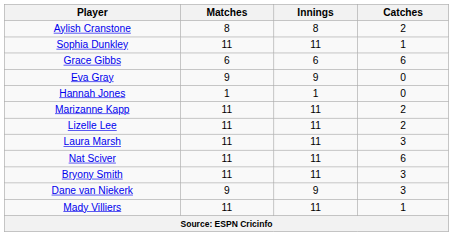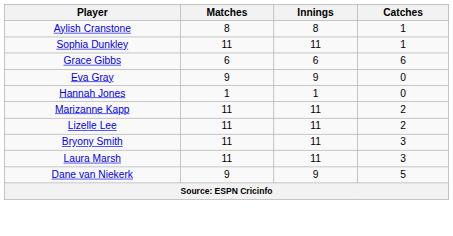(403, 28) 2 -> (403, 28) 1
rows swapped: (92, 142) <-> (92, 175)
- row: (92, 158)
(403, 191) 3 -> (403, 175) 5
- row: (92, 207)
